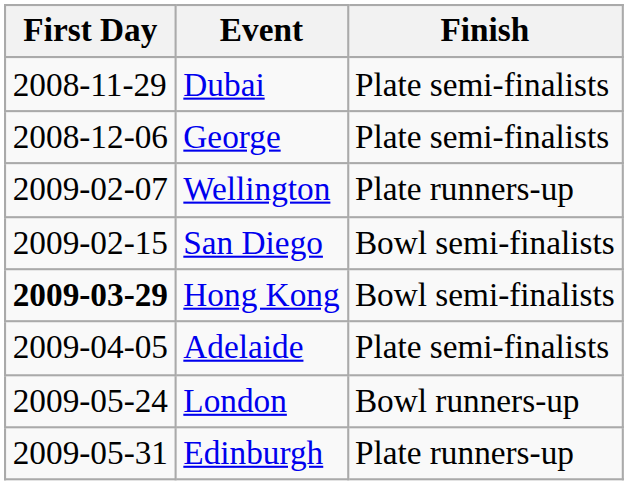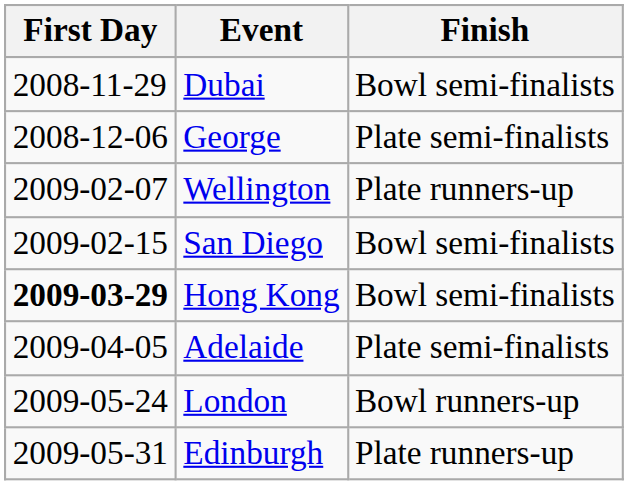(482, 83) Plate semi-finalists -> (485, 83) Bowl semi-finalists
